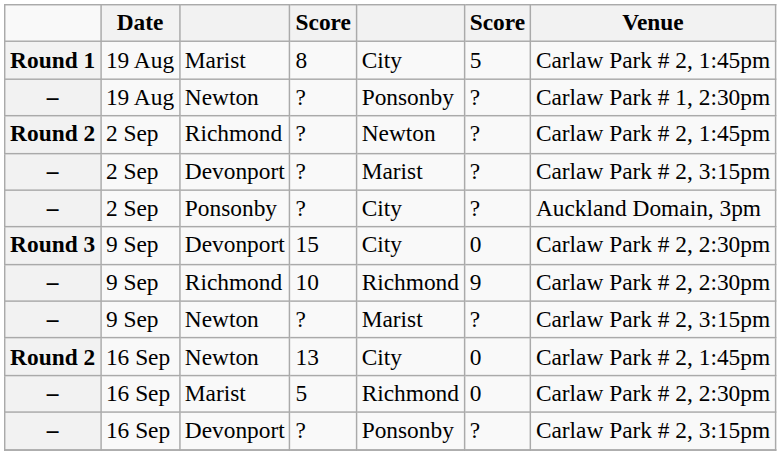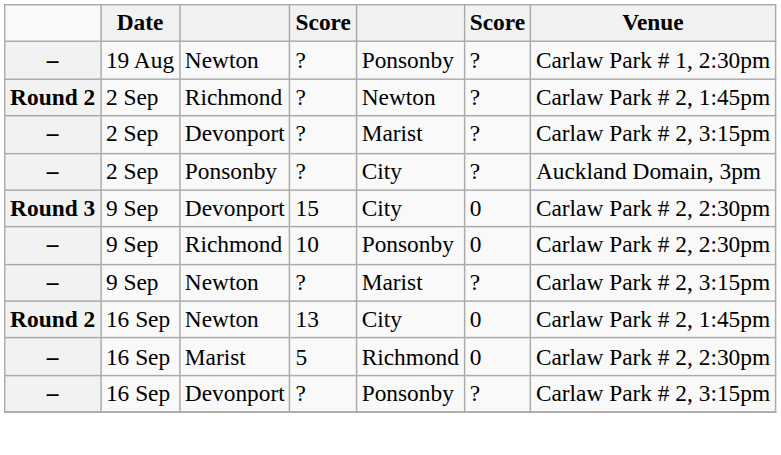- row: (215, 60)
(410, 282) Richmond -> (408, 245) Ponsonby
(476, 282) 9 -> (476, 245) 0
